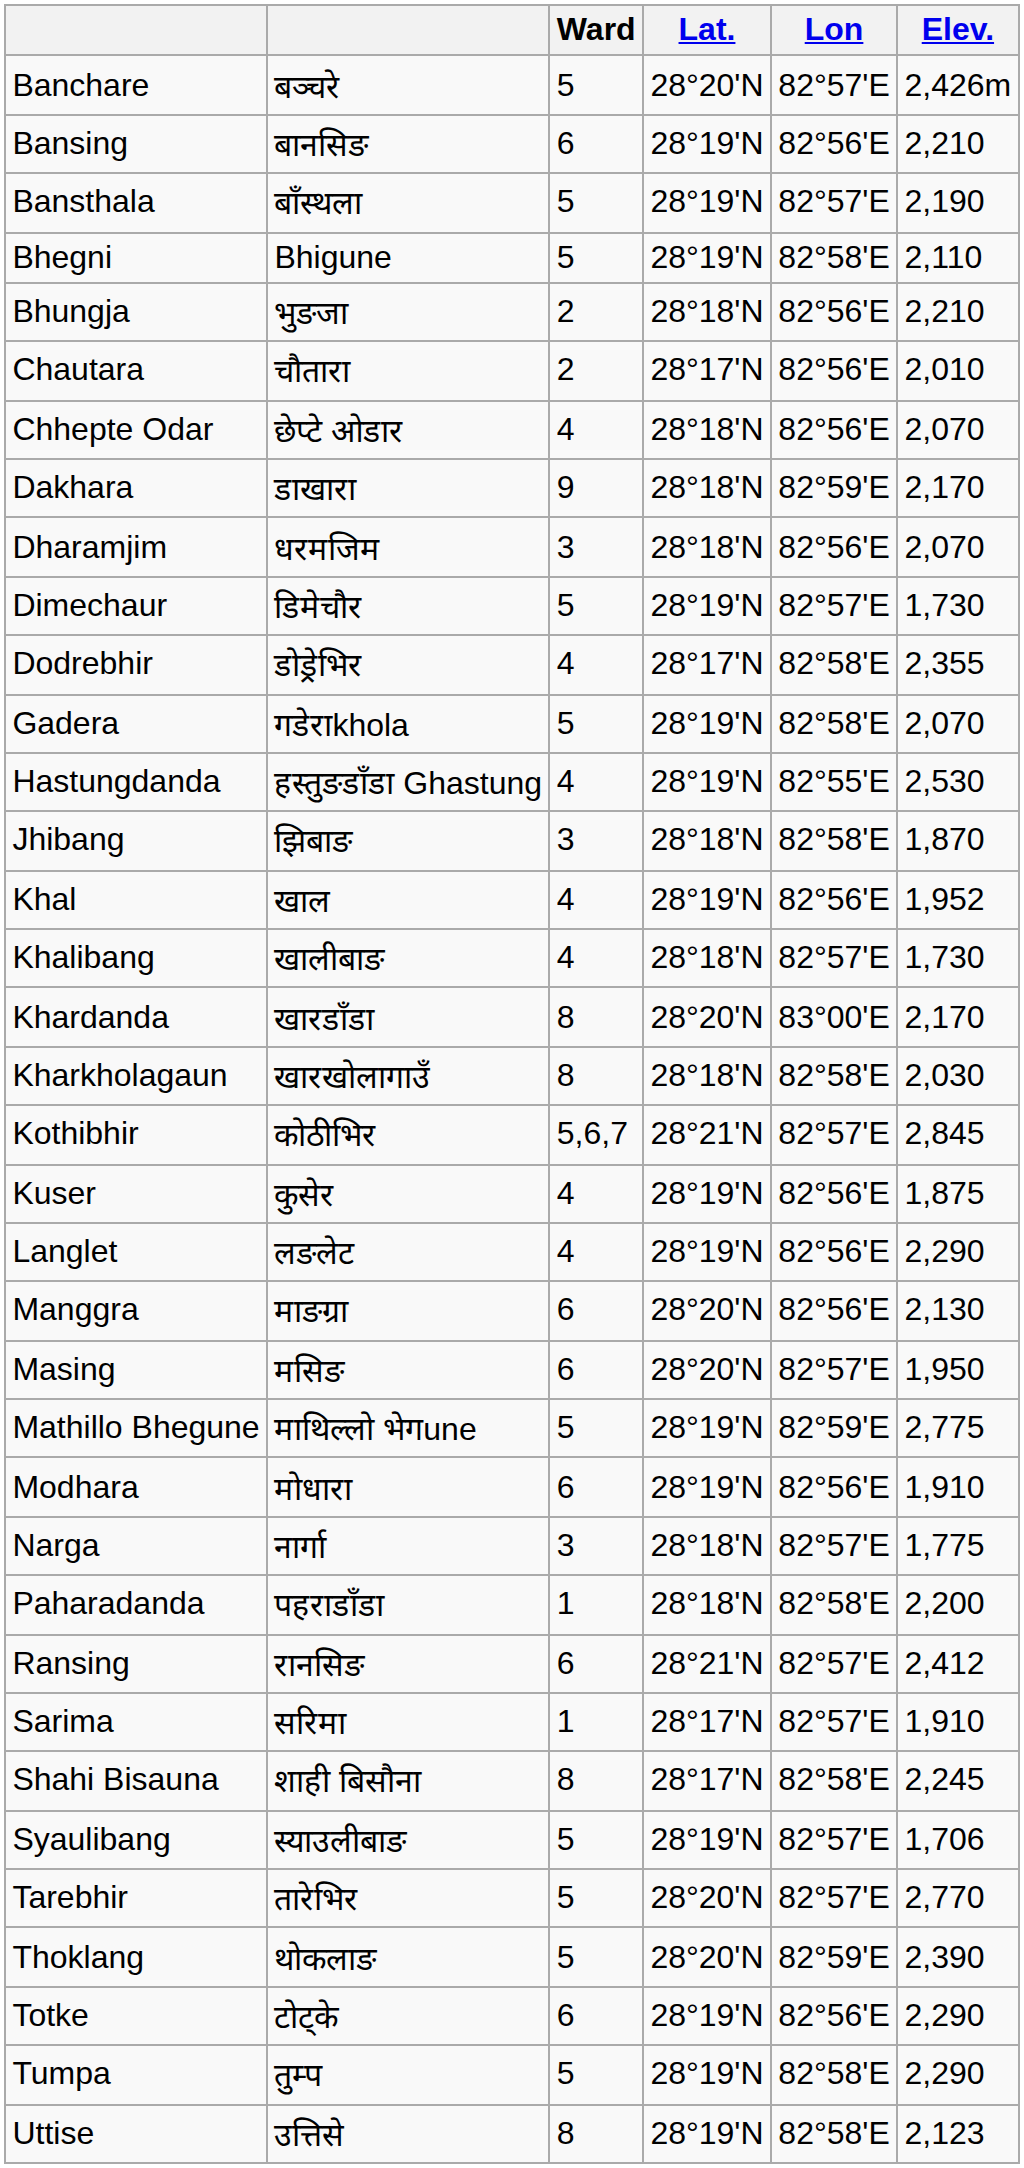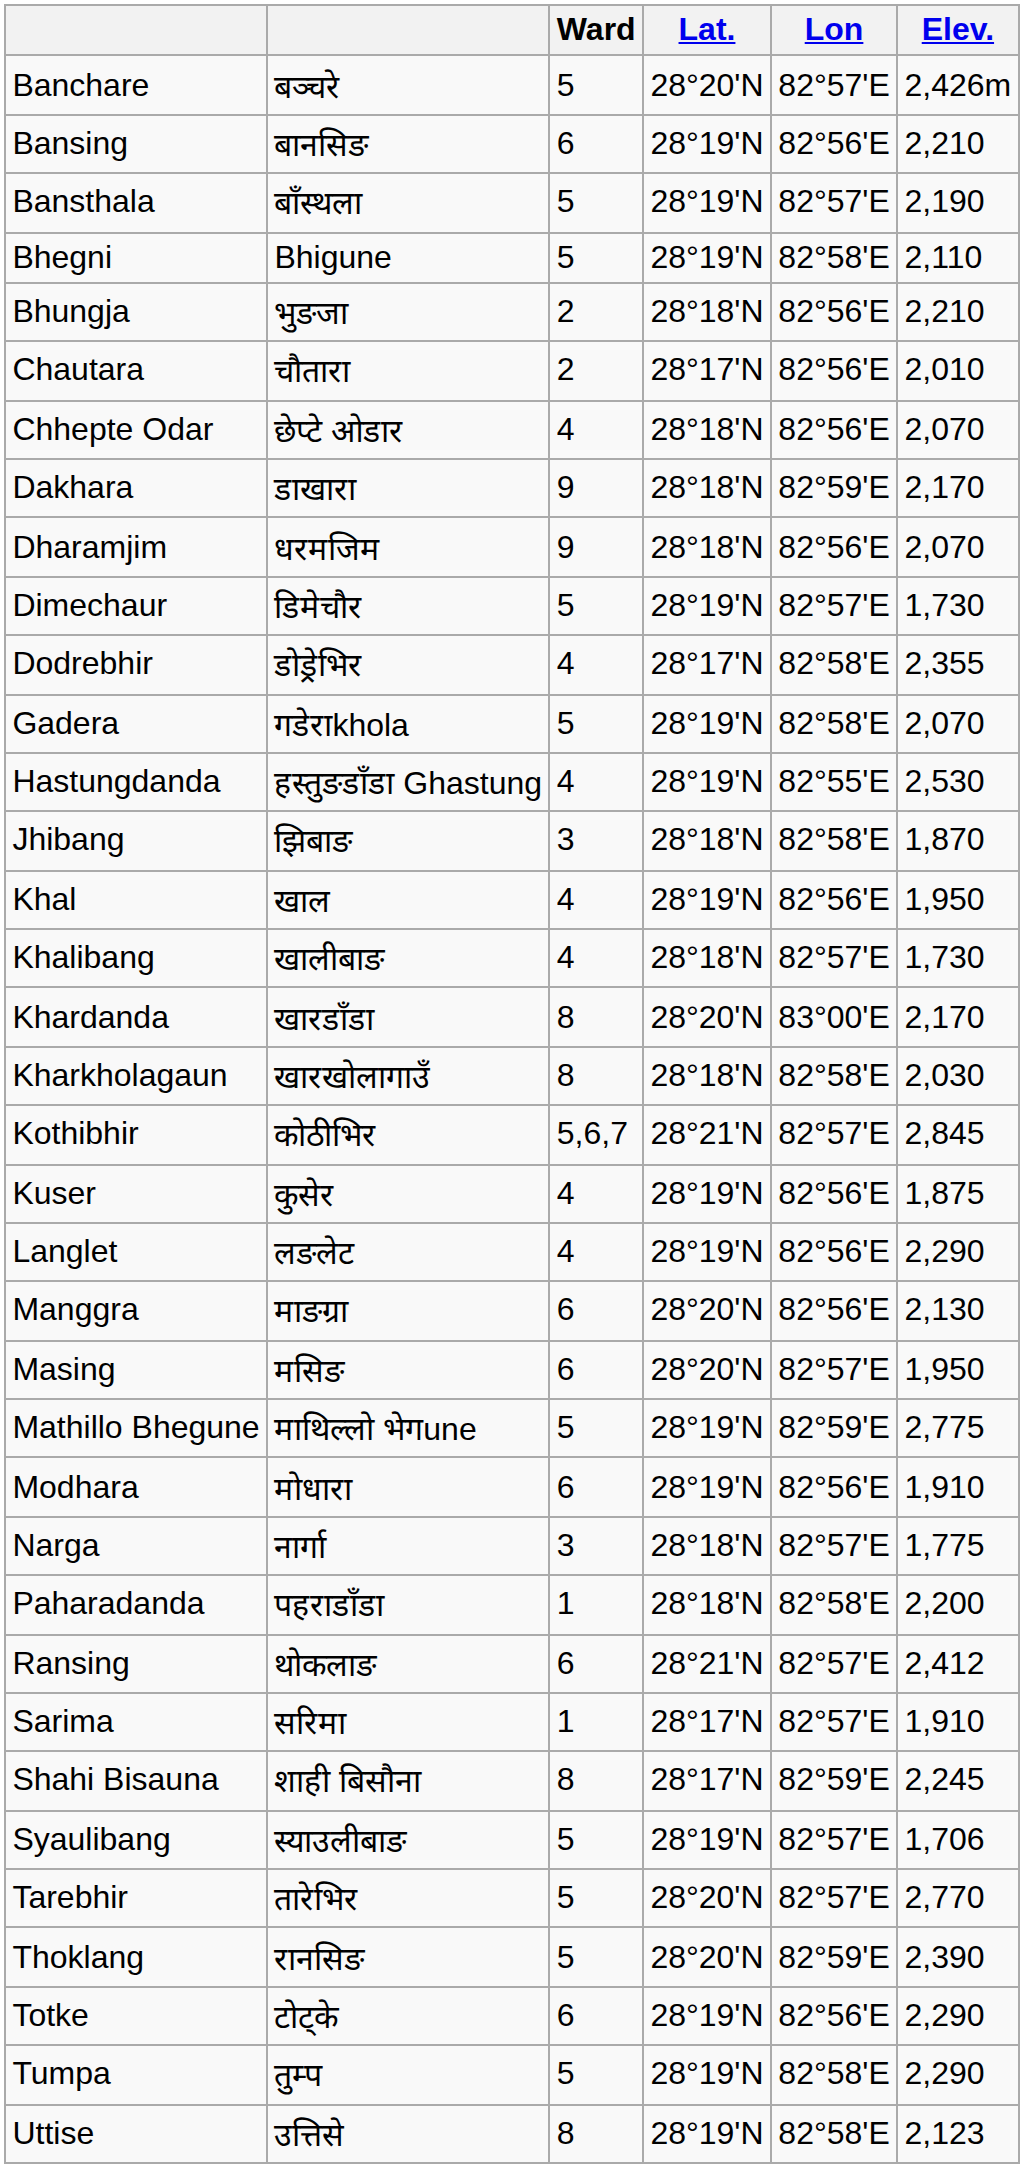(566, 546) 3 -> (566, 546) 9
(945, 899) 1,952 -> (945, 899) 1,950
(319, 1664) रानसिङ -> (325, 1664) थोकलाङ
(834, 1780) 82°58'E -> (834, 1780) 82°59'E
(325, 1958) थोकलाङ -> (319, 1958) रानसिङ
